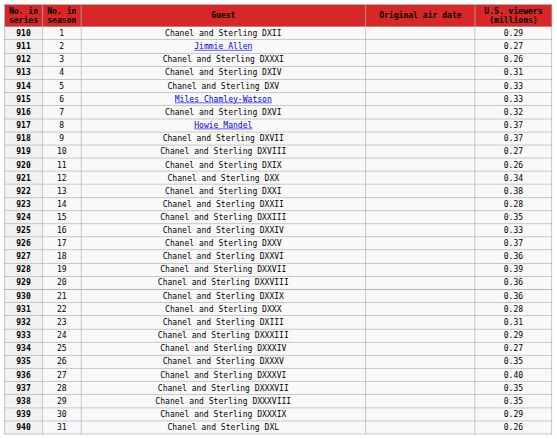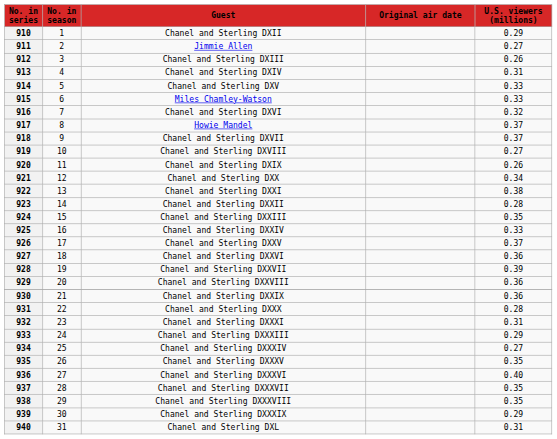(223, 60) Chanel and Sterling DXXXI -> (223, 60) Chanel and Sterling DXIII
(223, 322) Chanel and Sterling DXIII -> (223, 322) Chanel and Sterling DXXXI
(513, 427) 0.26 -> (513, 427) 0.31
